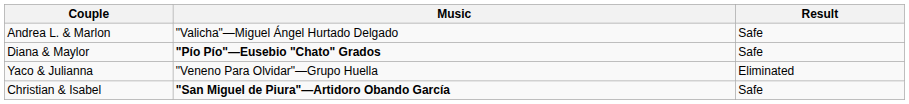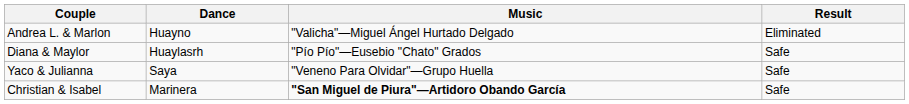+ column: (217, 14)
(751, 33) Safe -> (793, 33) Eliminated
(278, 52) bold -> (386, 52) normal
(766, 71) Eliminated -> (777, 71) Safe
